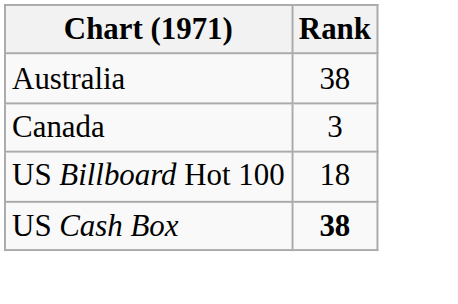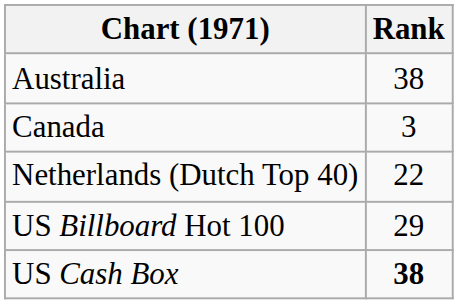+ row: (185, 175)
(335, 175) 18 -> (409, 224) 29
